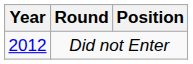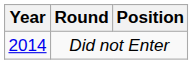(28, 45) 2012 -> (28, 45) 2014
